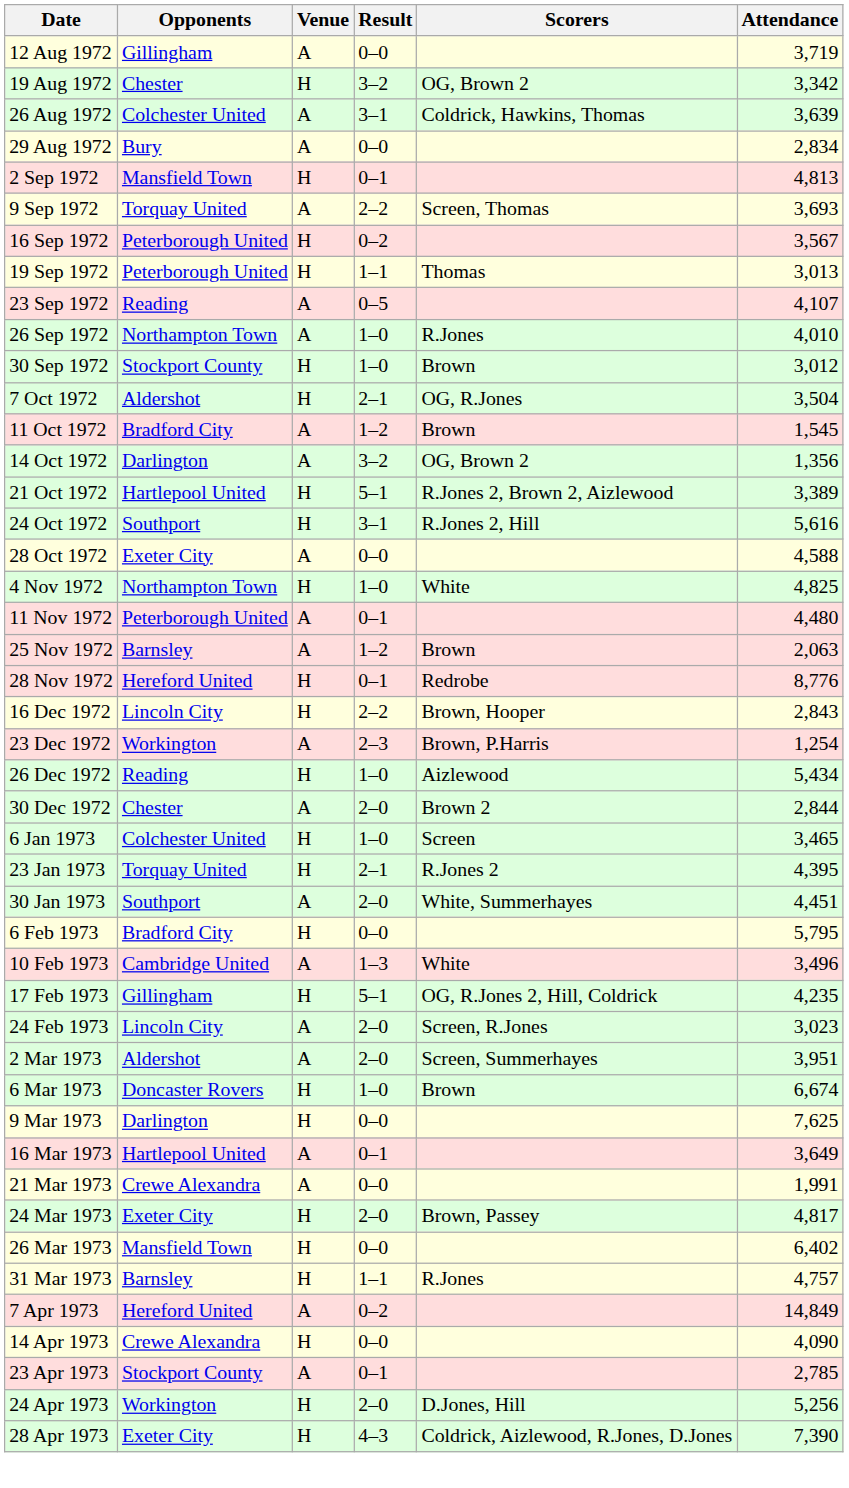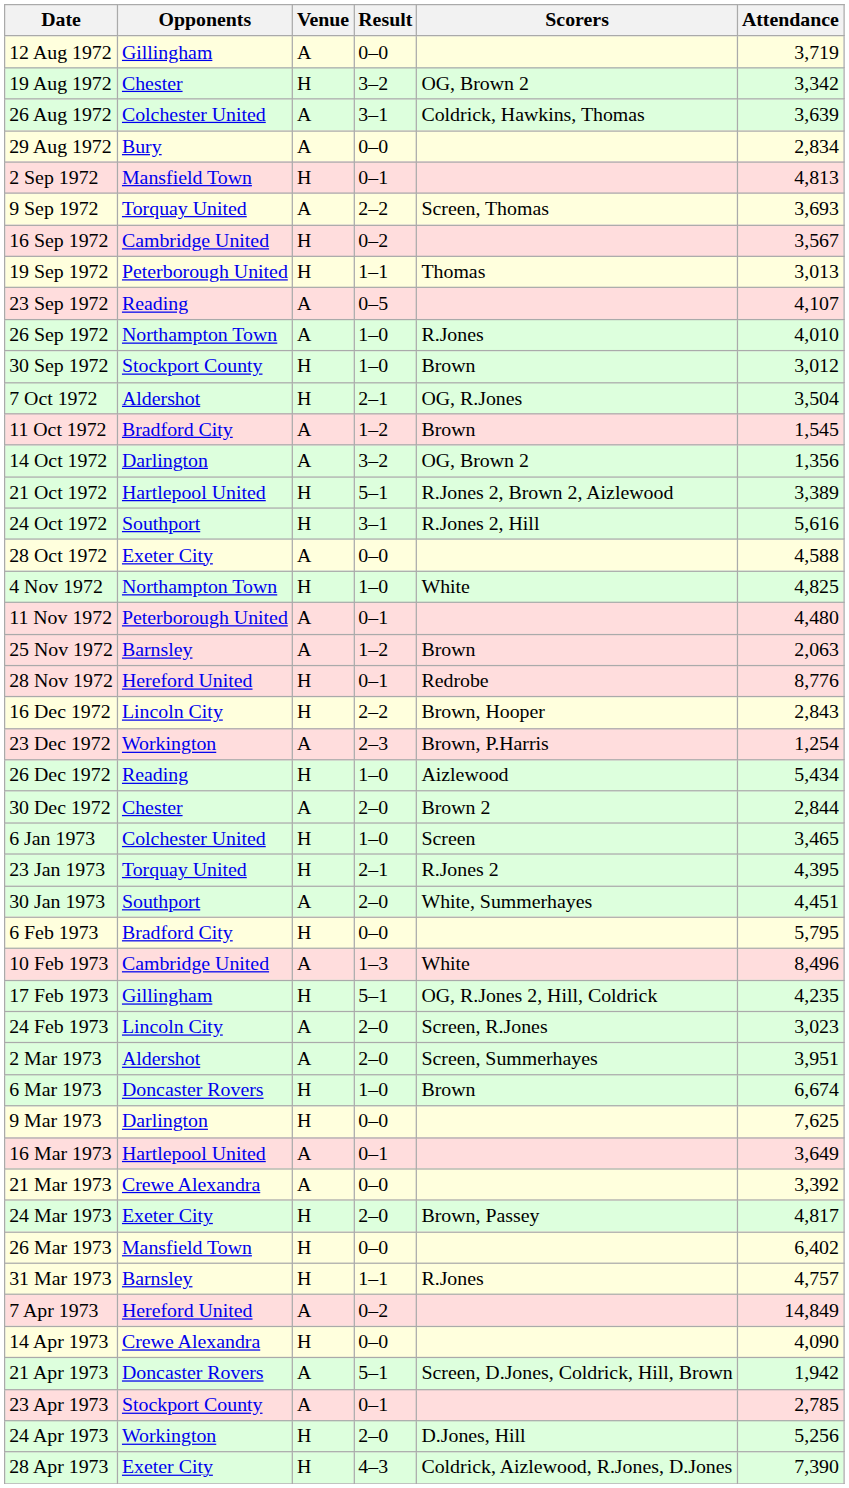(205, 240) Peterborough United -> (196, 240) Cambridge United
(816, 964) 3,496 -> (817, 964) 8,496
(816, 1184) 1,991 -> (817, 1184) 3,392
+ row: (59, 1373)
